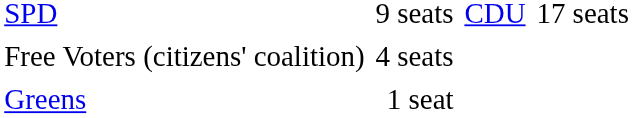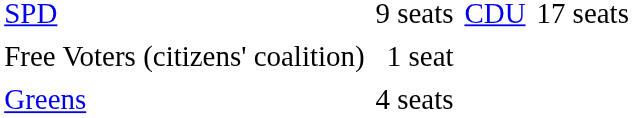(415, 56) 4 seats -> (420, 56) 1 seat
(420, 100) 1 seat -> (415, 100) 4 seats
